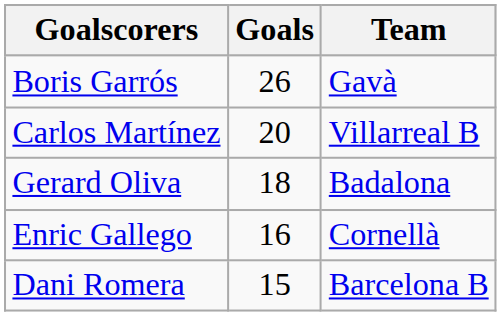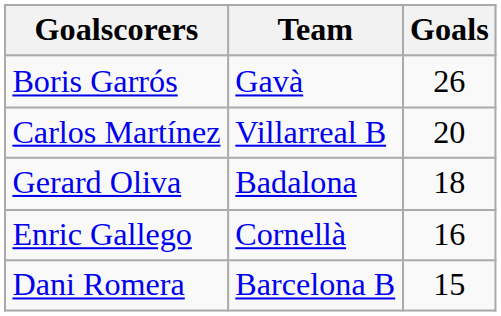columns swapped: (275, 30) <-> (409, 30)
